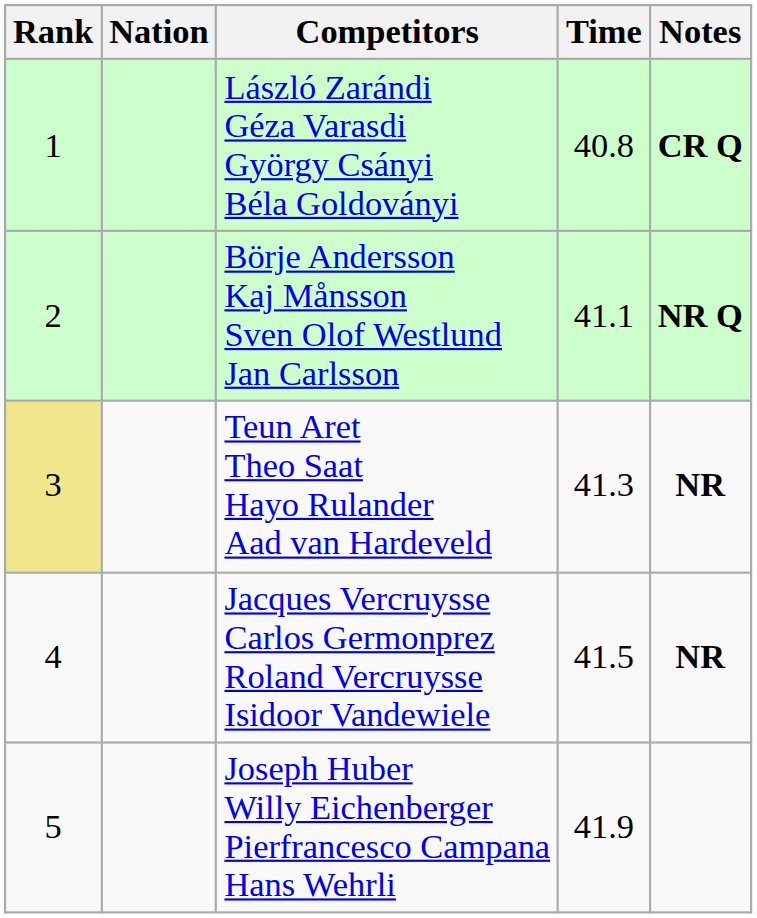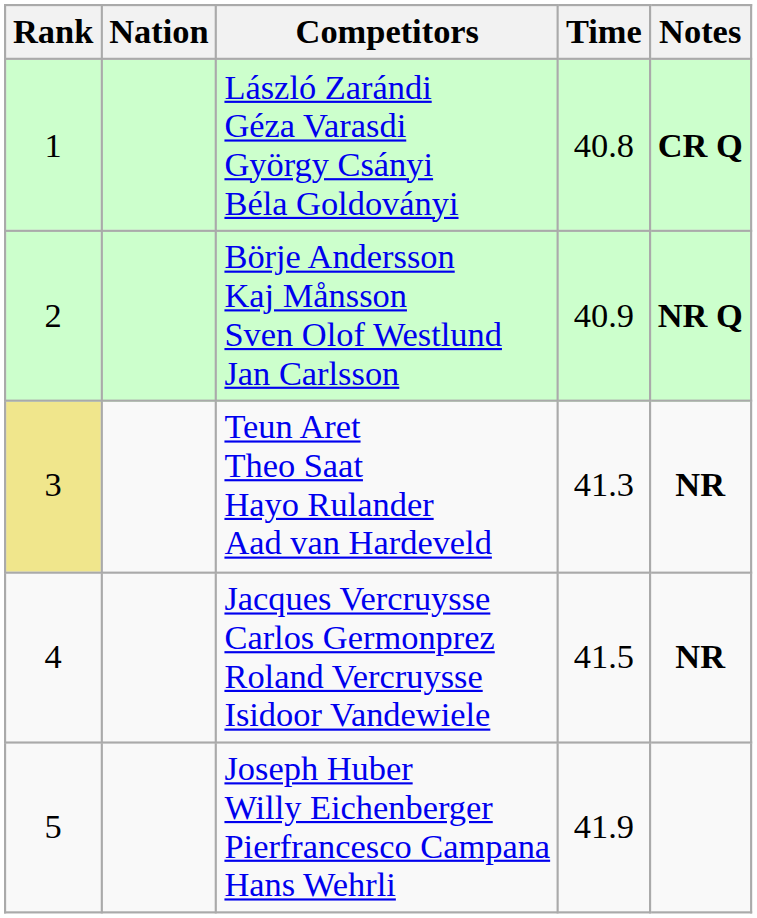(604, 315) 41.1 -> (604, 315) 40.9
